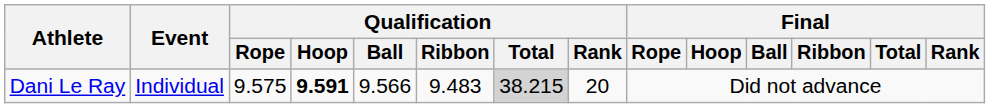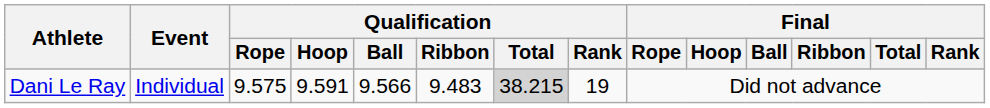(323, 86) bold -> (323, 86) normal
(598, 86) 20 -> (598, 86) 19
